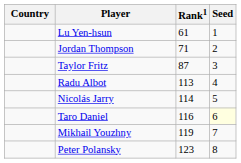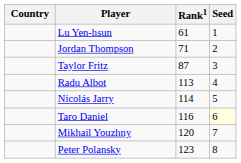(186, 132) 119 -> (186, 132) 120
